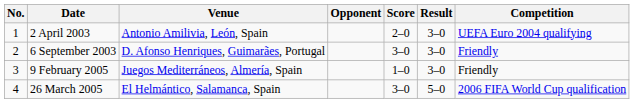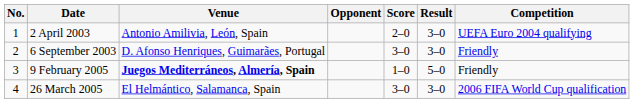(212, 70) normal -> (218, 70) bold
(436, 70) 3–0 -> (436, 70) 5–0
(436, 88) 5–0 -> (436, 88) 3–0
